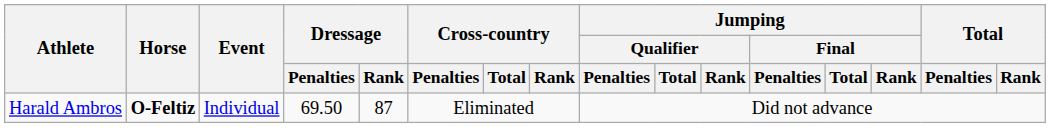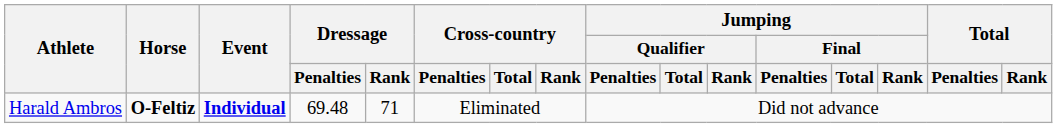(242, 108) normal -> (245, 108) bold
(321, 108) 69.50 -> (328, 108) 69.48
(384, 108) 87 -> (390, 108) 71
